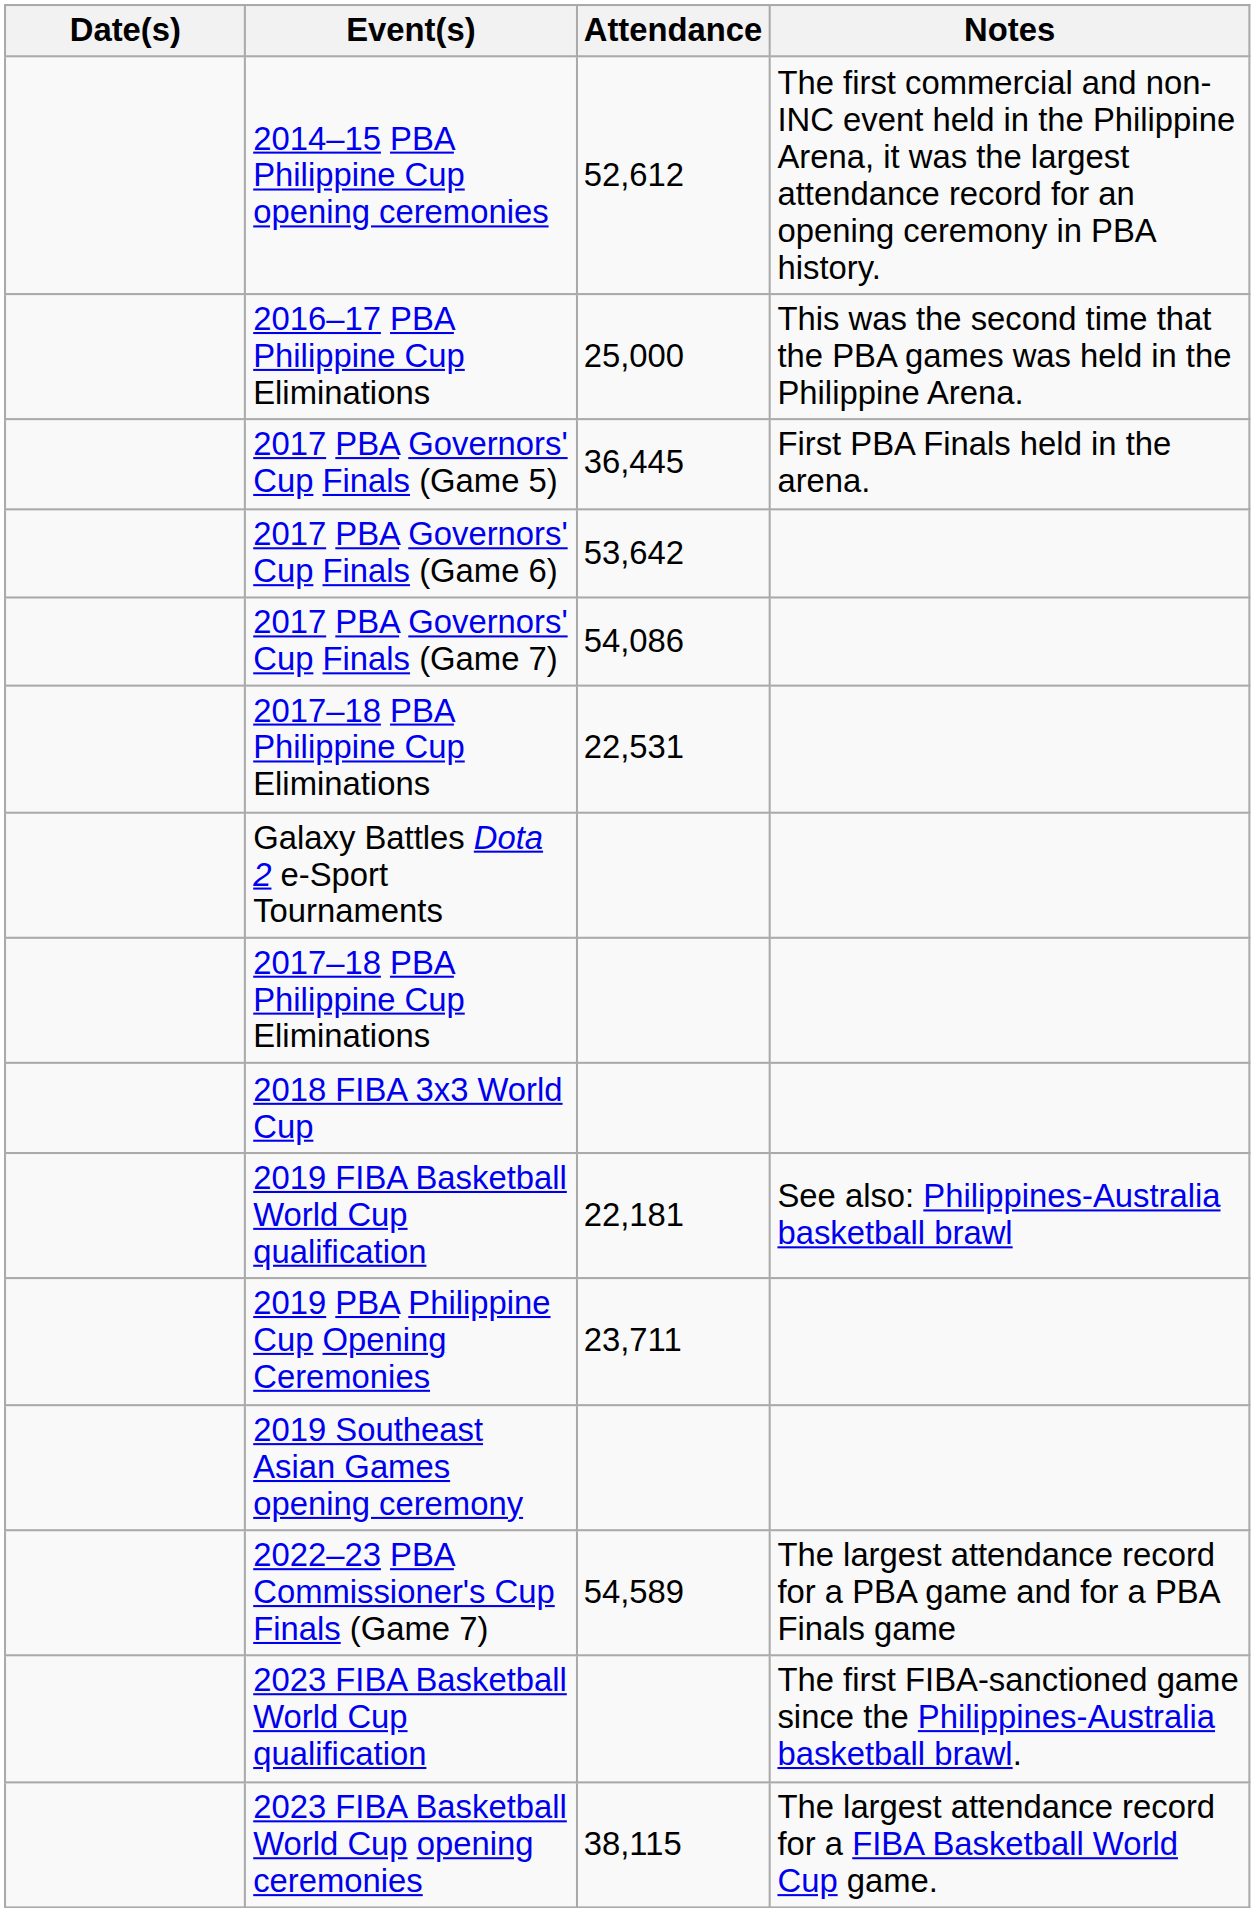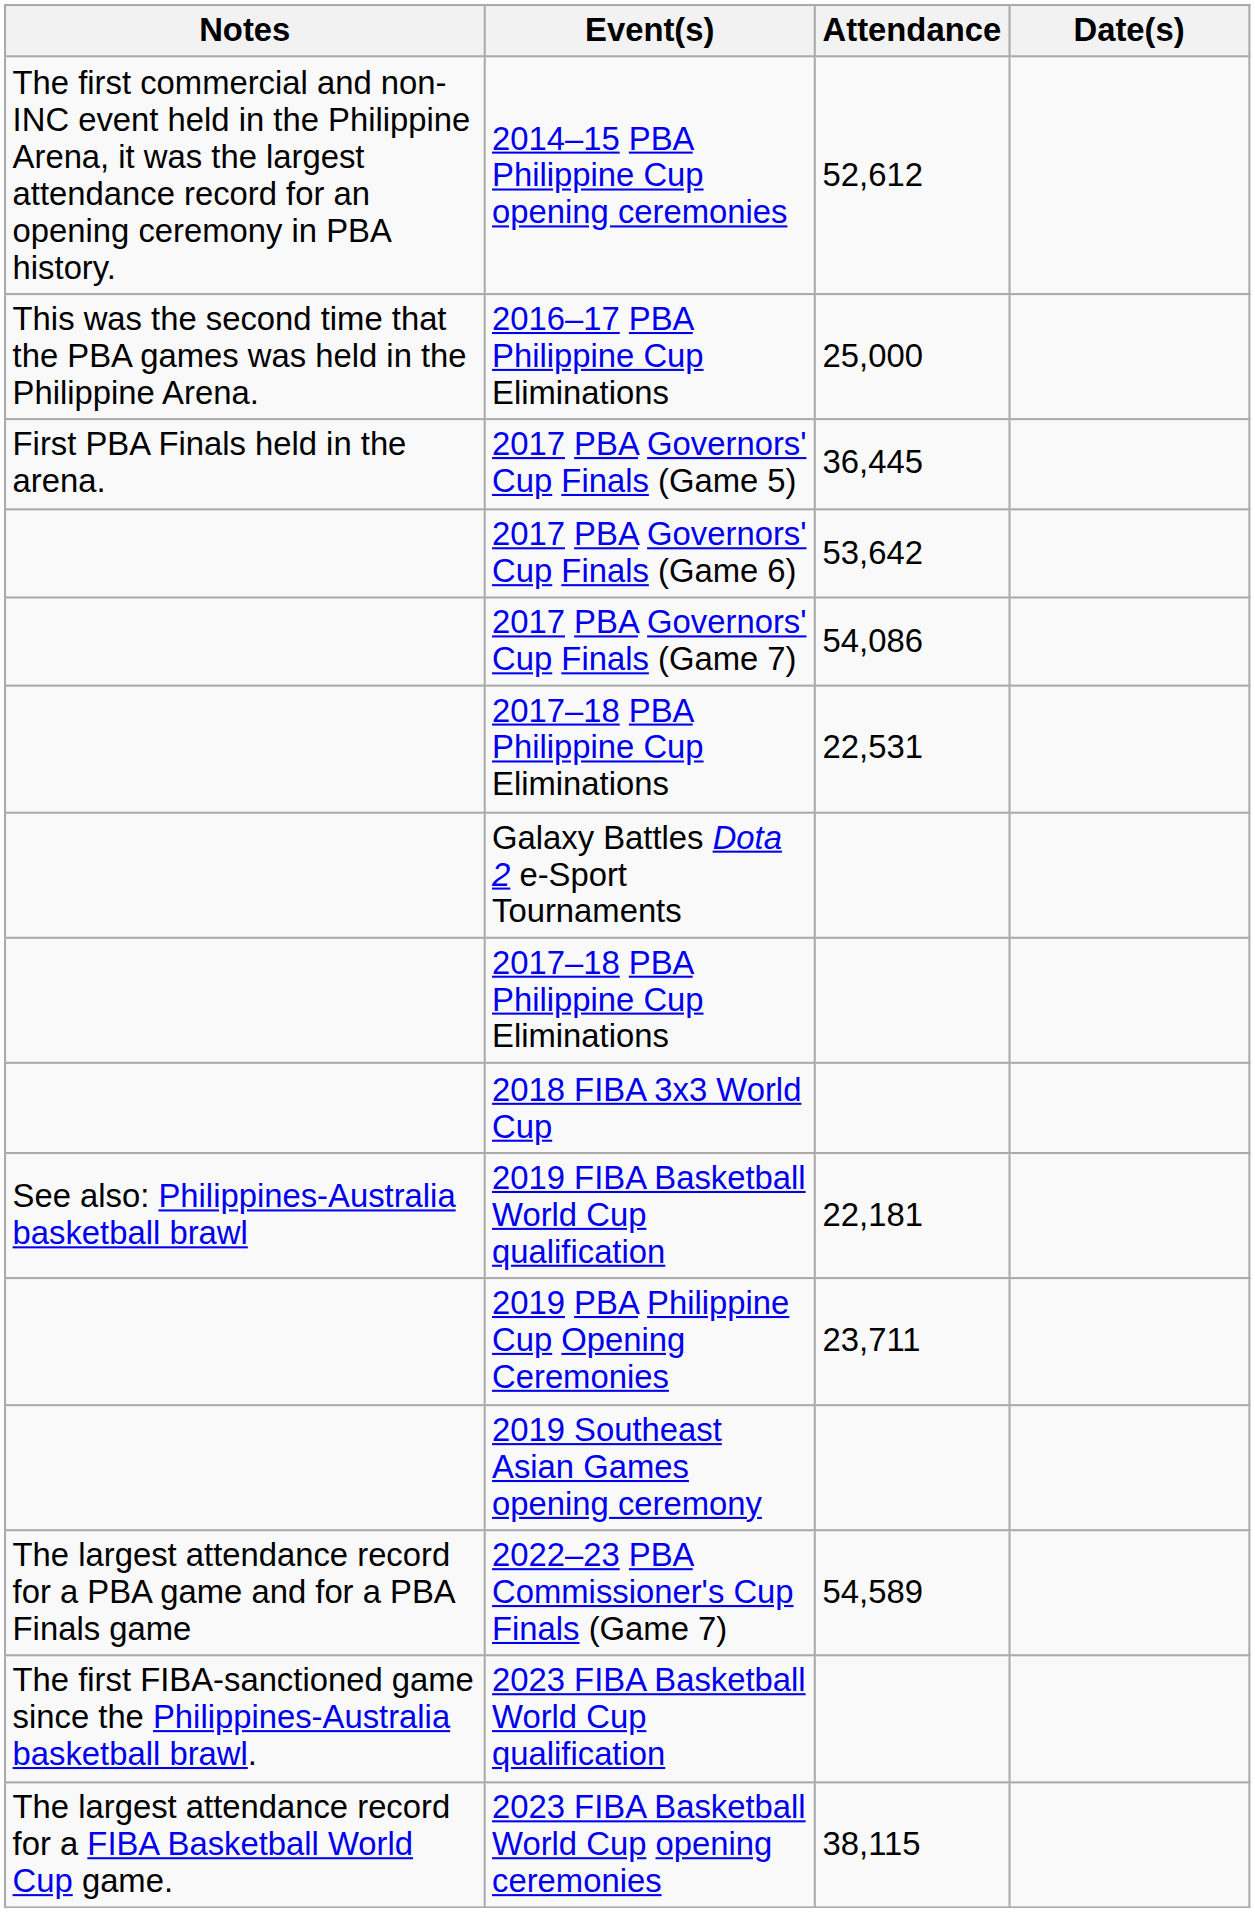columns swapped: (125, 30) <-> (1010, 30)
